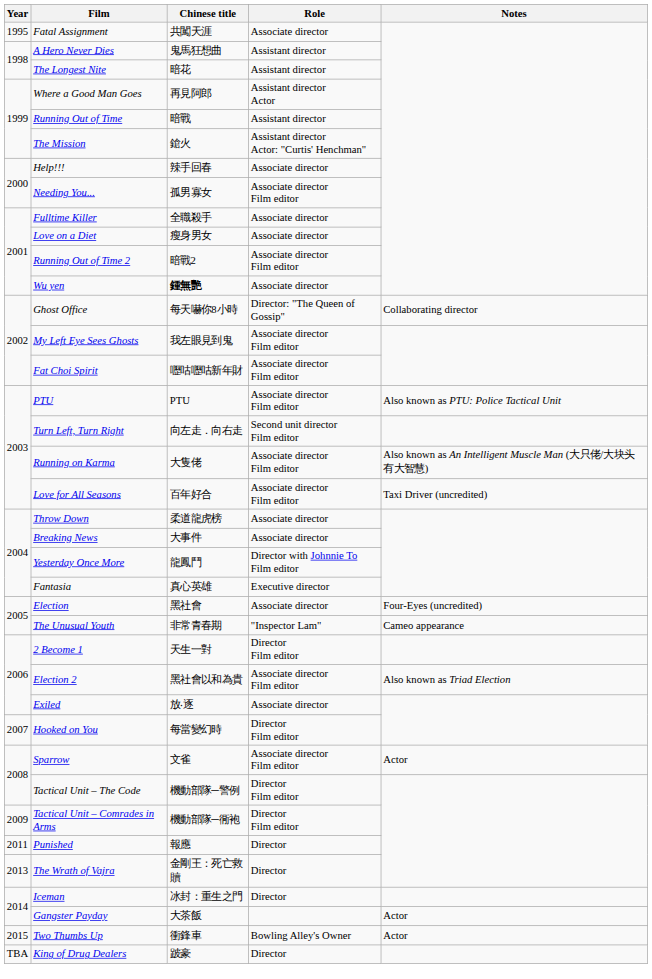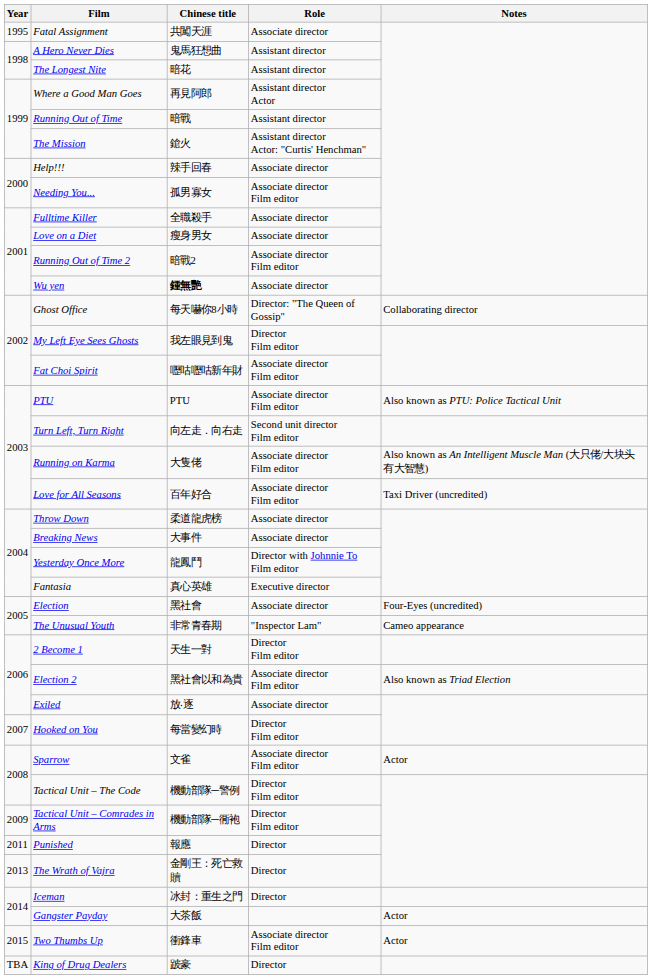(289, 340) Associate director Film editor -> (275, 340) Director Film editor
(301, 935) Bowling Alley's Owner -> (289, 941) Associate director Film editor
